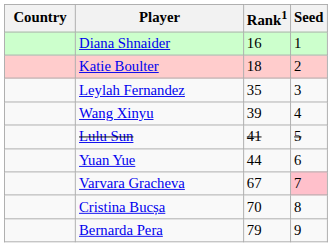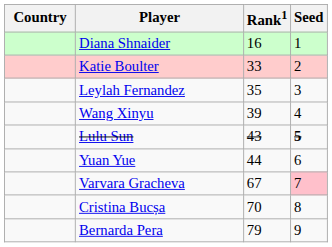(254, 66) 18 -> (254, 66) 33
(254, 136) 41 -> (254, 136) 43
(298, 136) normal -> (298, 136) bold
